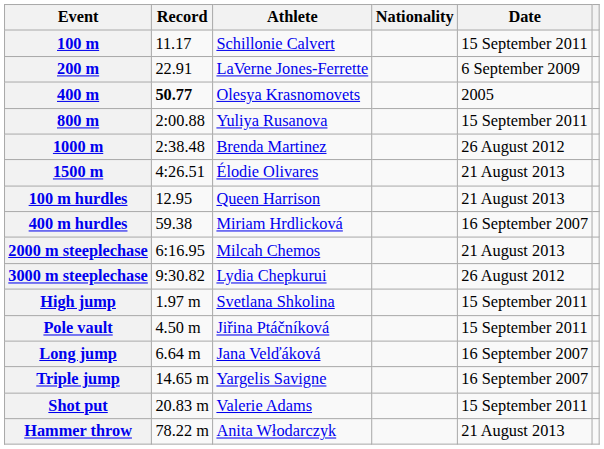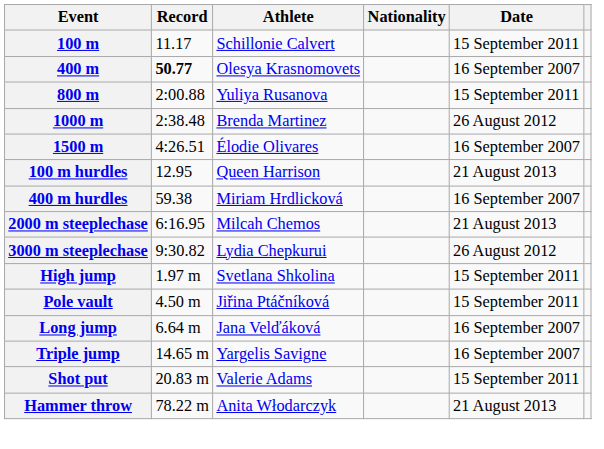- row: (78, 69)
(478, 95) 2005 -> (517, 69) 16 September 2007
(513, 172) 21 August 2013 -> (517, 146) 16 September 2007
